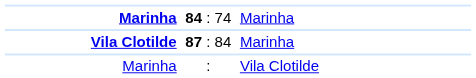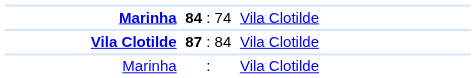(267, 17) Marinha -> (279, 17) Vila Clotilde
(267, 42) Marinha -> (279, 42) Vila Clotilde
